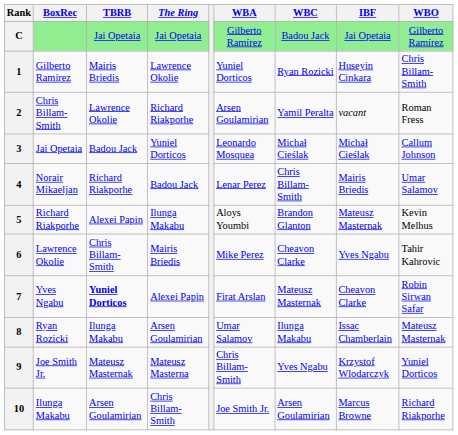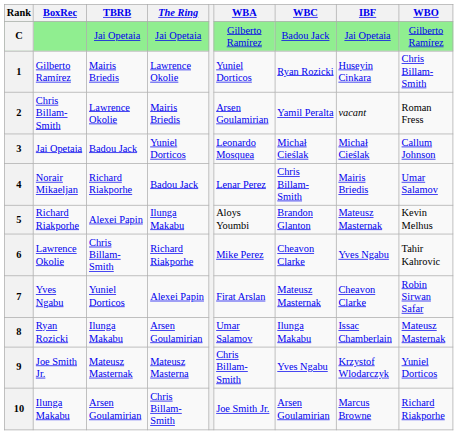(172, 113) Richard Riakporhe -> (165, 113) Mairis Briedis
(165, 255) Mairis Briedis -> (172, 255) Richard Riakporhe
(108, 297) bold -> (107, 297) normal
